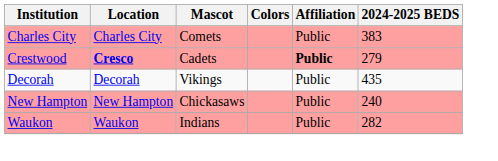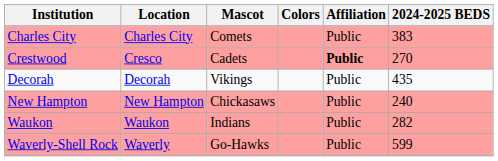(113, 58) bold -> (143, 58) normal
(372, 58) 279 -> (402, 58) 270
+ row: (63, 144)
